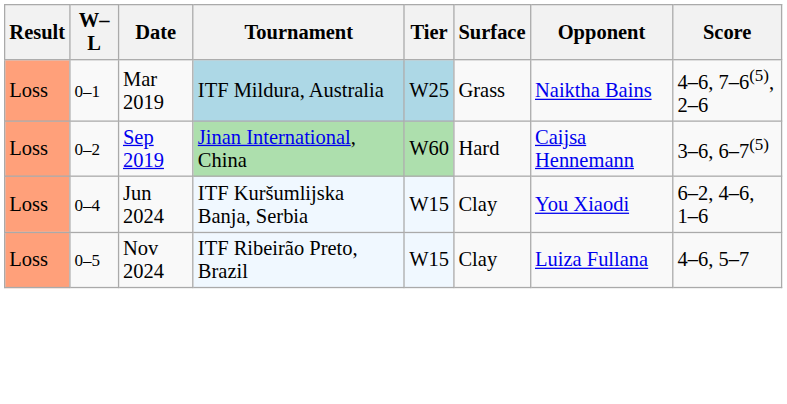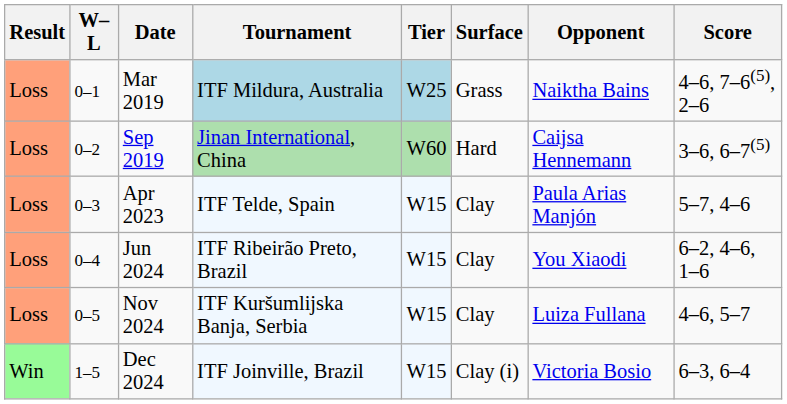+ row: (143, 204)
(271, 204) ITF Kuršumlijska Banja, Serbia -> (277, 259) ITF Ribeirão Preto, Brazil
(278, 259) ITF Ribeirão Preto, Brazil -> (270, 315) ITF Kuršumlijska Banja, Serbia
+ row: (143, 370)
